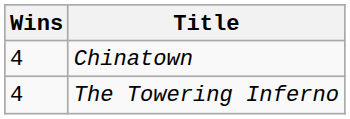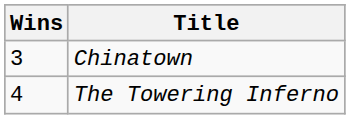(17, 59) 4 -> (17, 59) 3
